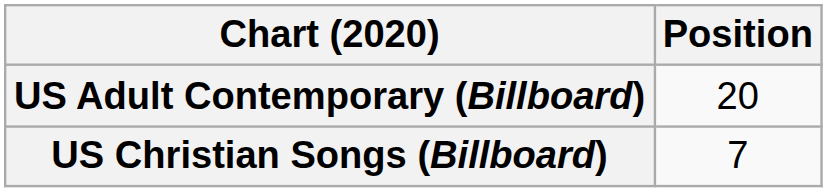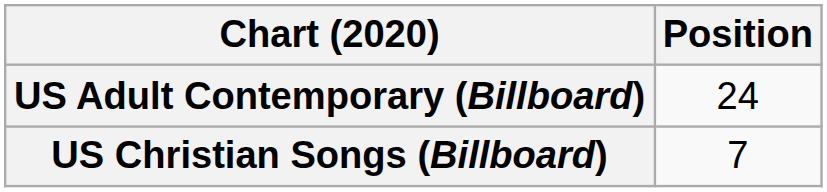(738, 95) 20 -> (738, 95) 24
